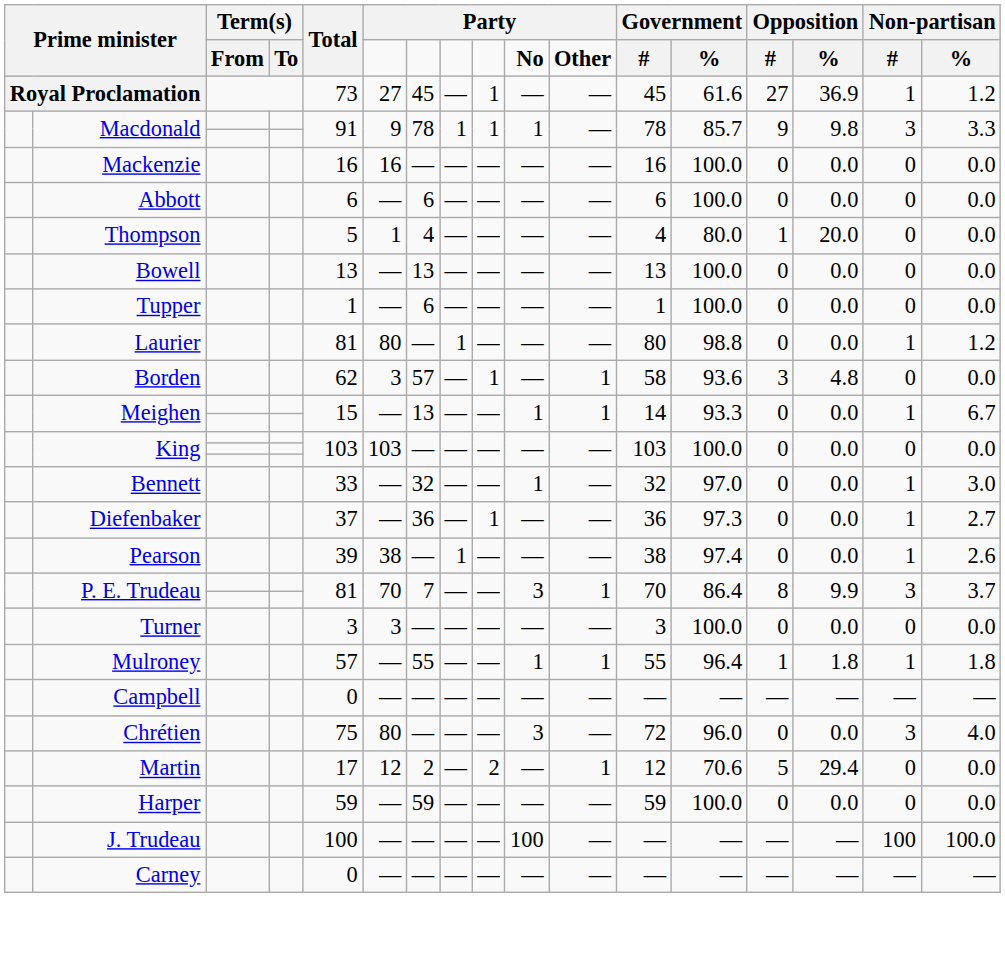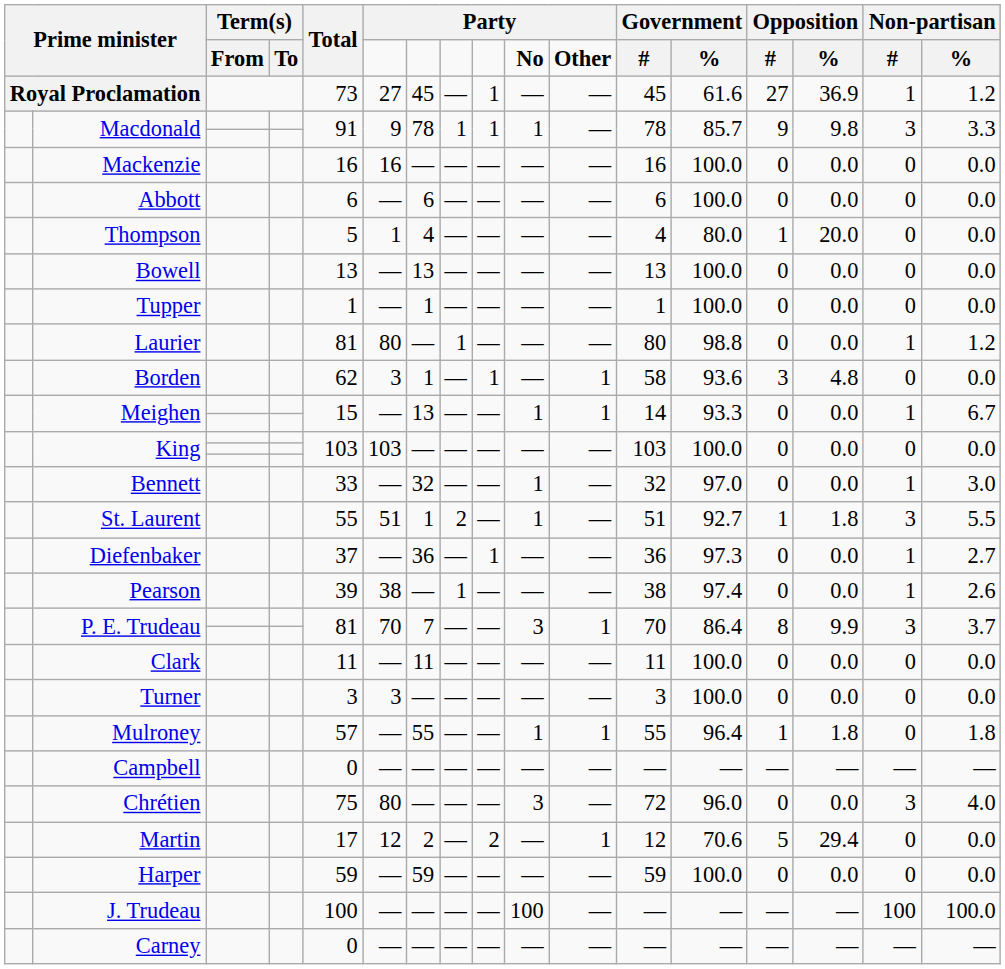(429, 306) 6 -> (429, 306) 1
(423, 377) 57 -> (429, 377) 1
+ row: (19, 520)
+ row: (19, 662)
(910, 661) 1 -> (910, 732) 0
